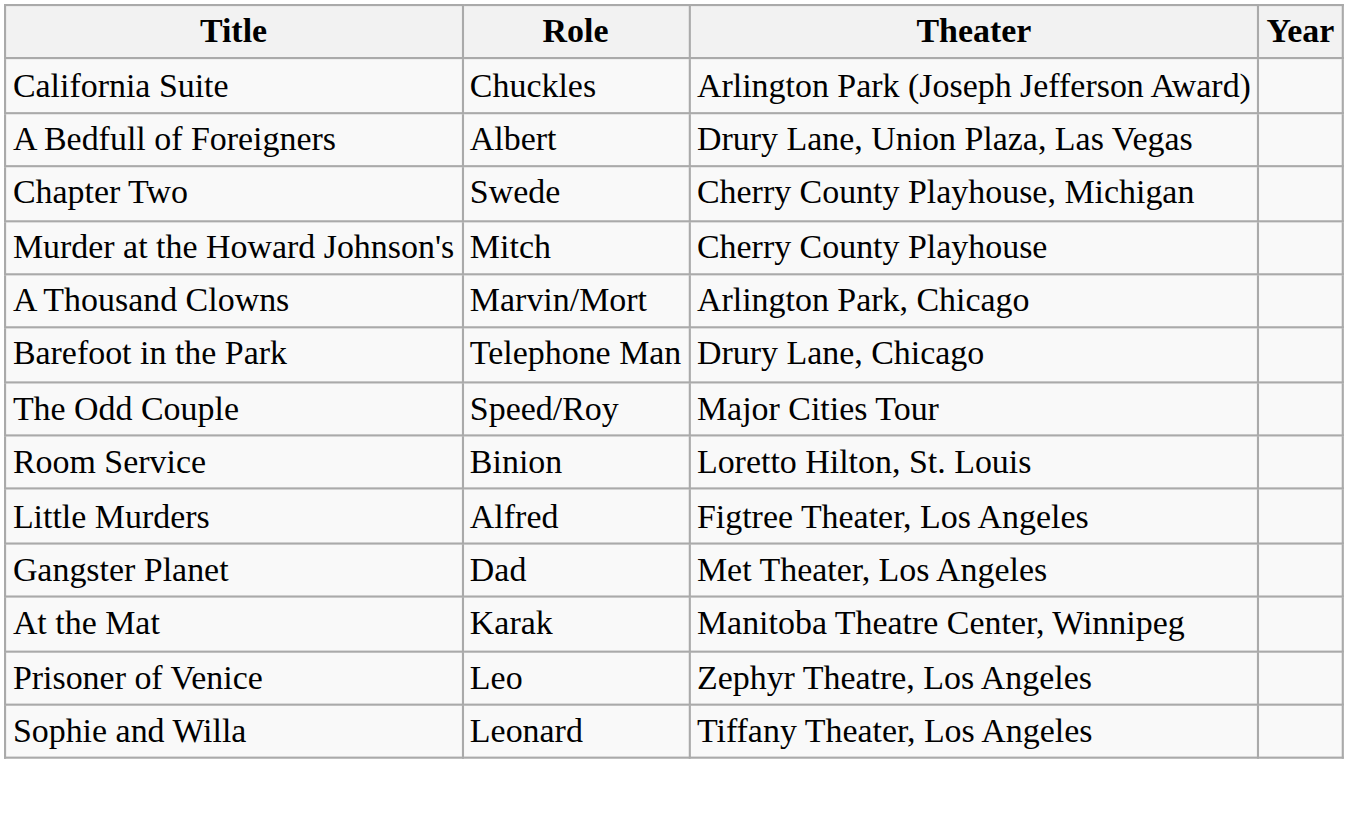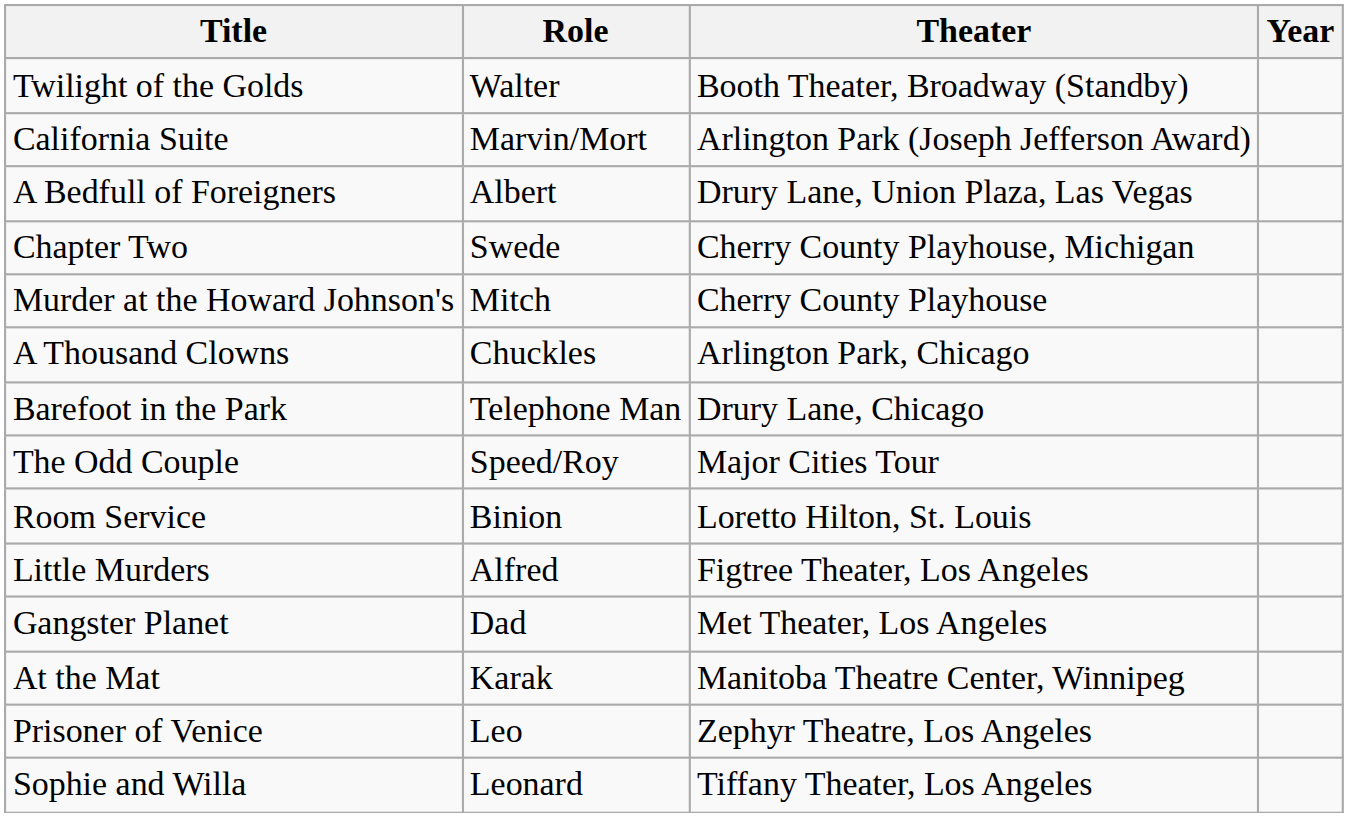+ row: (158, 85)
(533, 85) Chuckles -> (558, 138) Marvin/Mort
(558, 300) Marvin/Mort -> (533, 354) Chuckles
